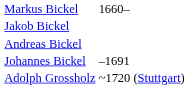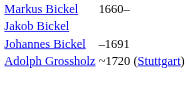- row: (43, 43)
